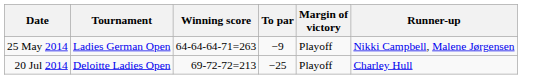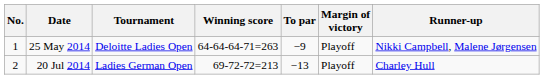+ column: (15, 20)
(122, 46) Ladies German Open -> (144, 46) Deloitte Ladies Open
(122, 65) Deloitte Ladies Open -> (144, 65) Ladies German Open
(278, 65) −25 -> (300, 65) −13
